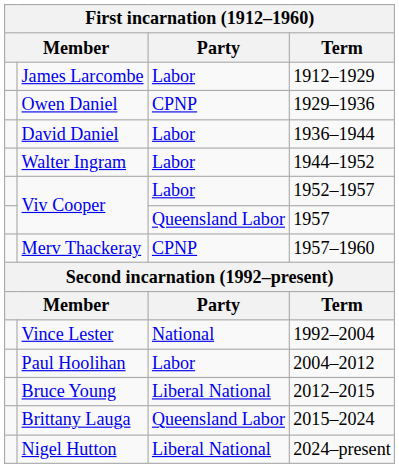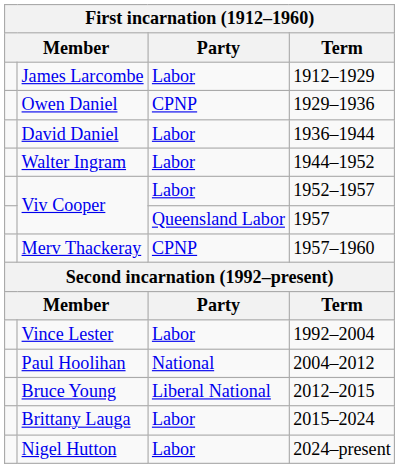(183, 334) National -> (173, 334) Labor
(173, 362) Labor -> (183, 362) National
(218, 420) Queensland Labor -> (173, 420) Labor
(211, 448) Liberal National -> (173, 448) Labor
